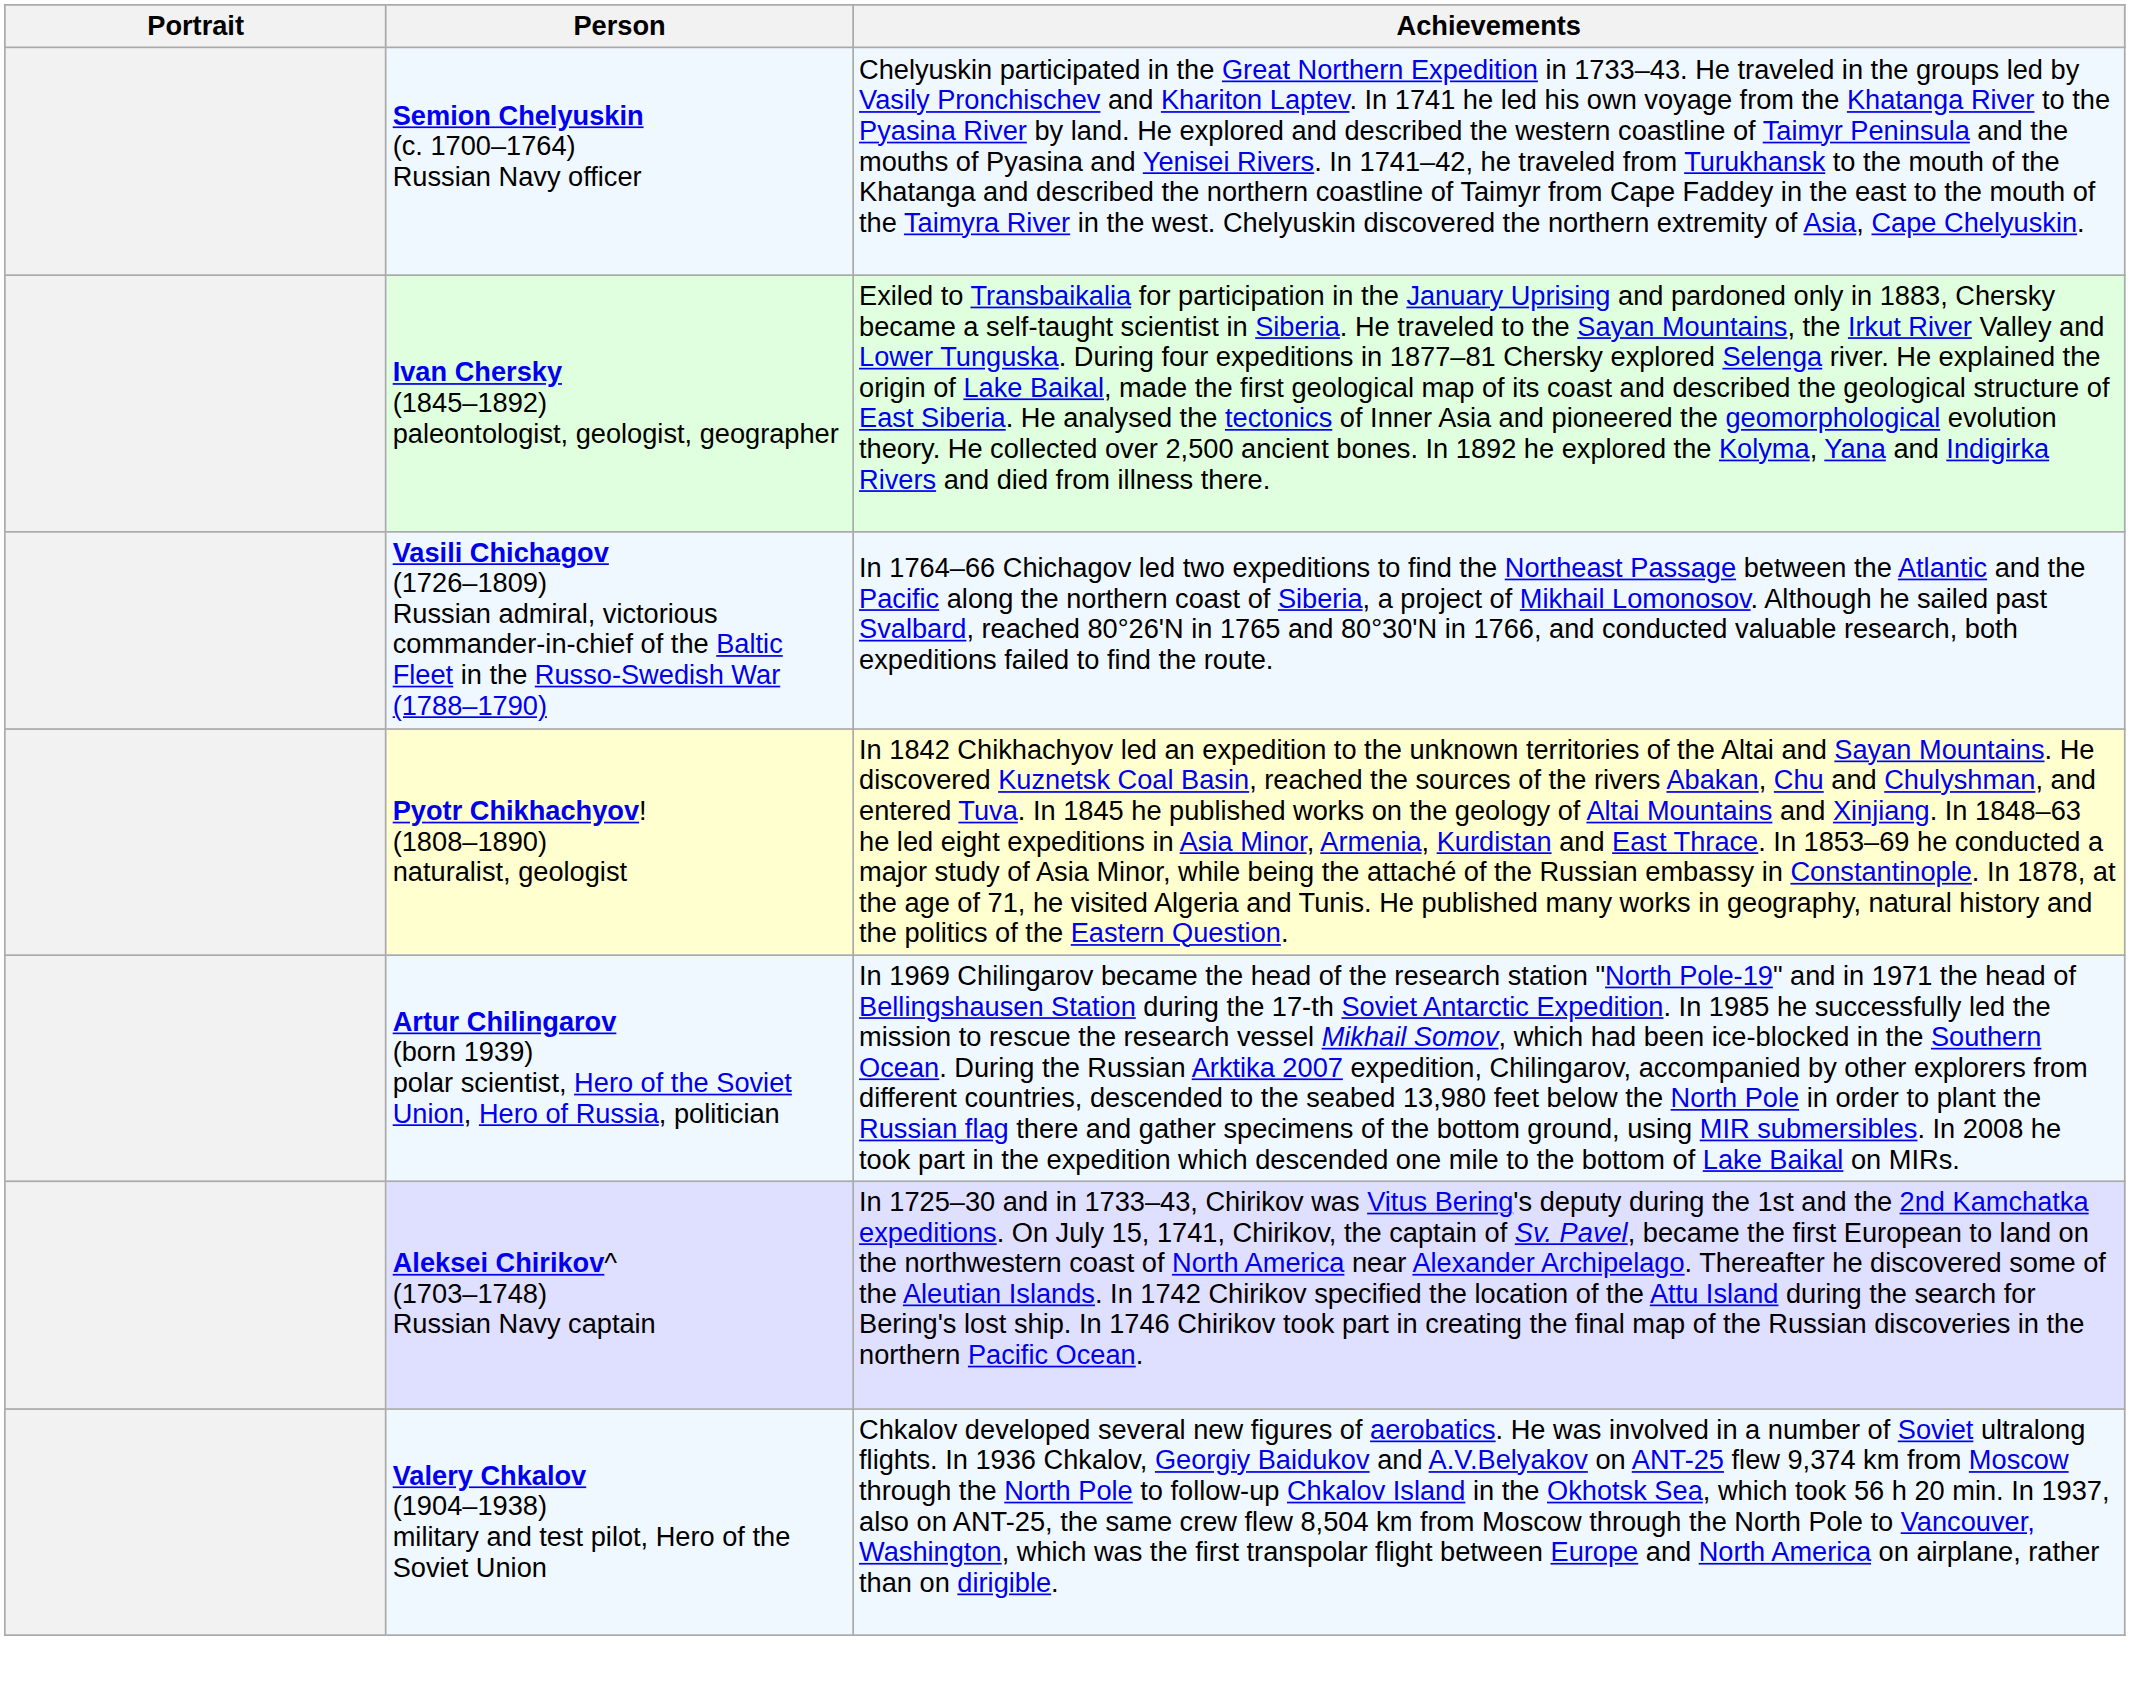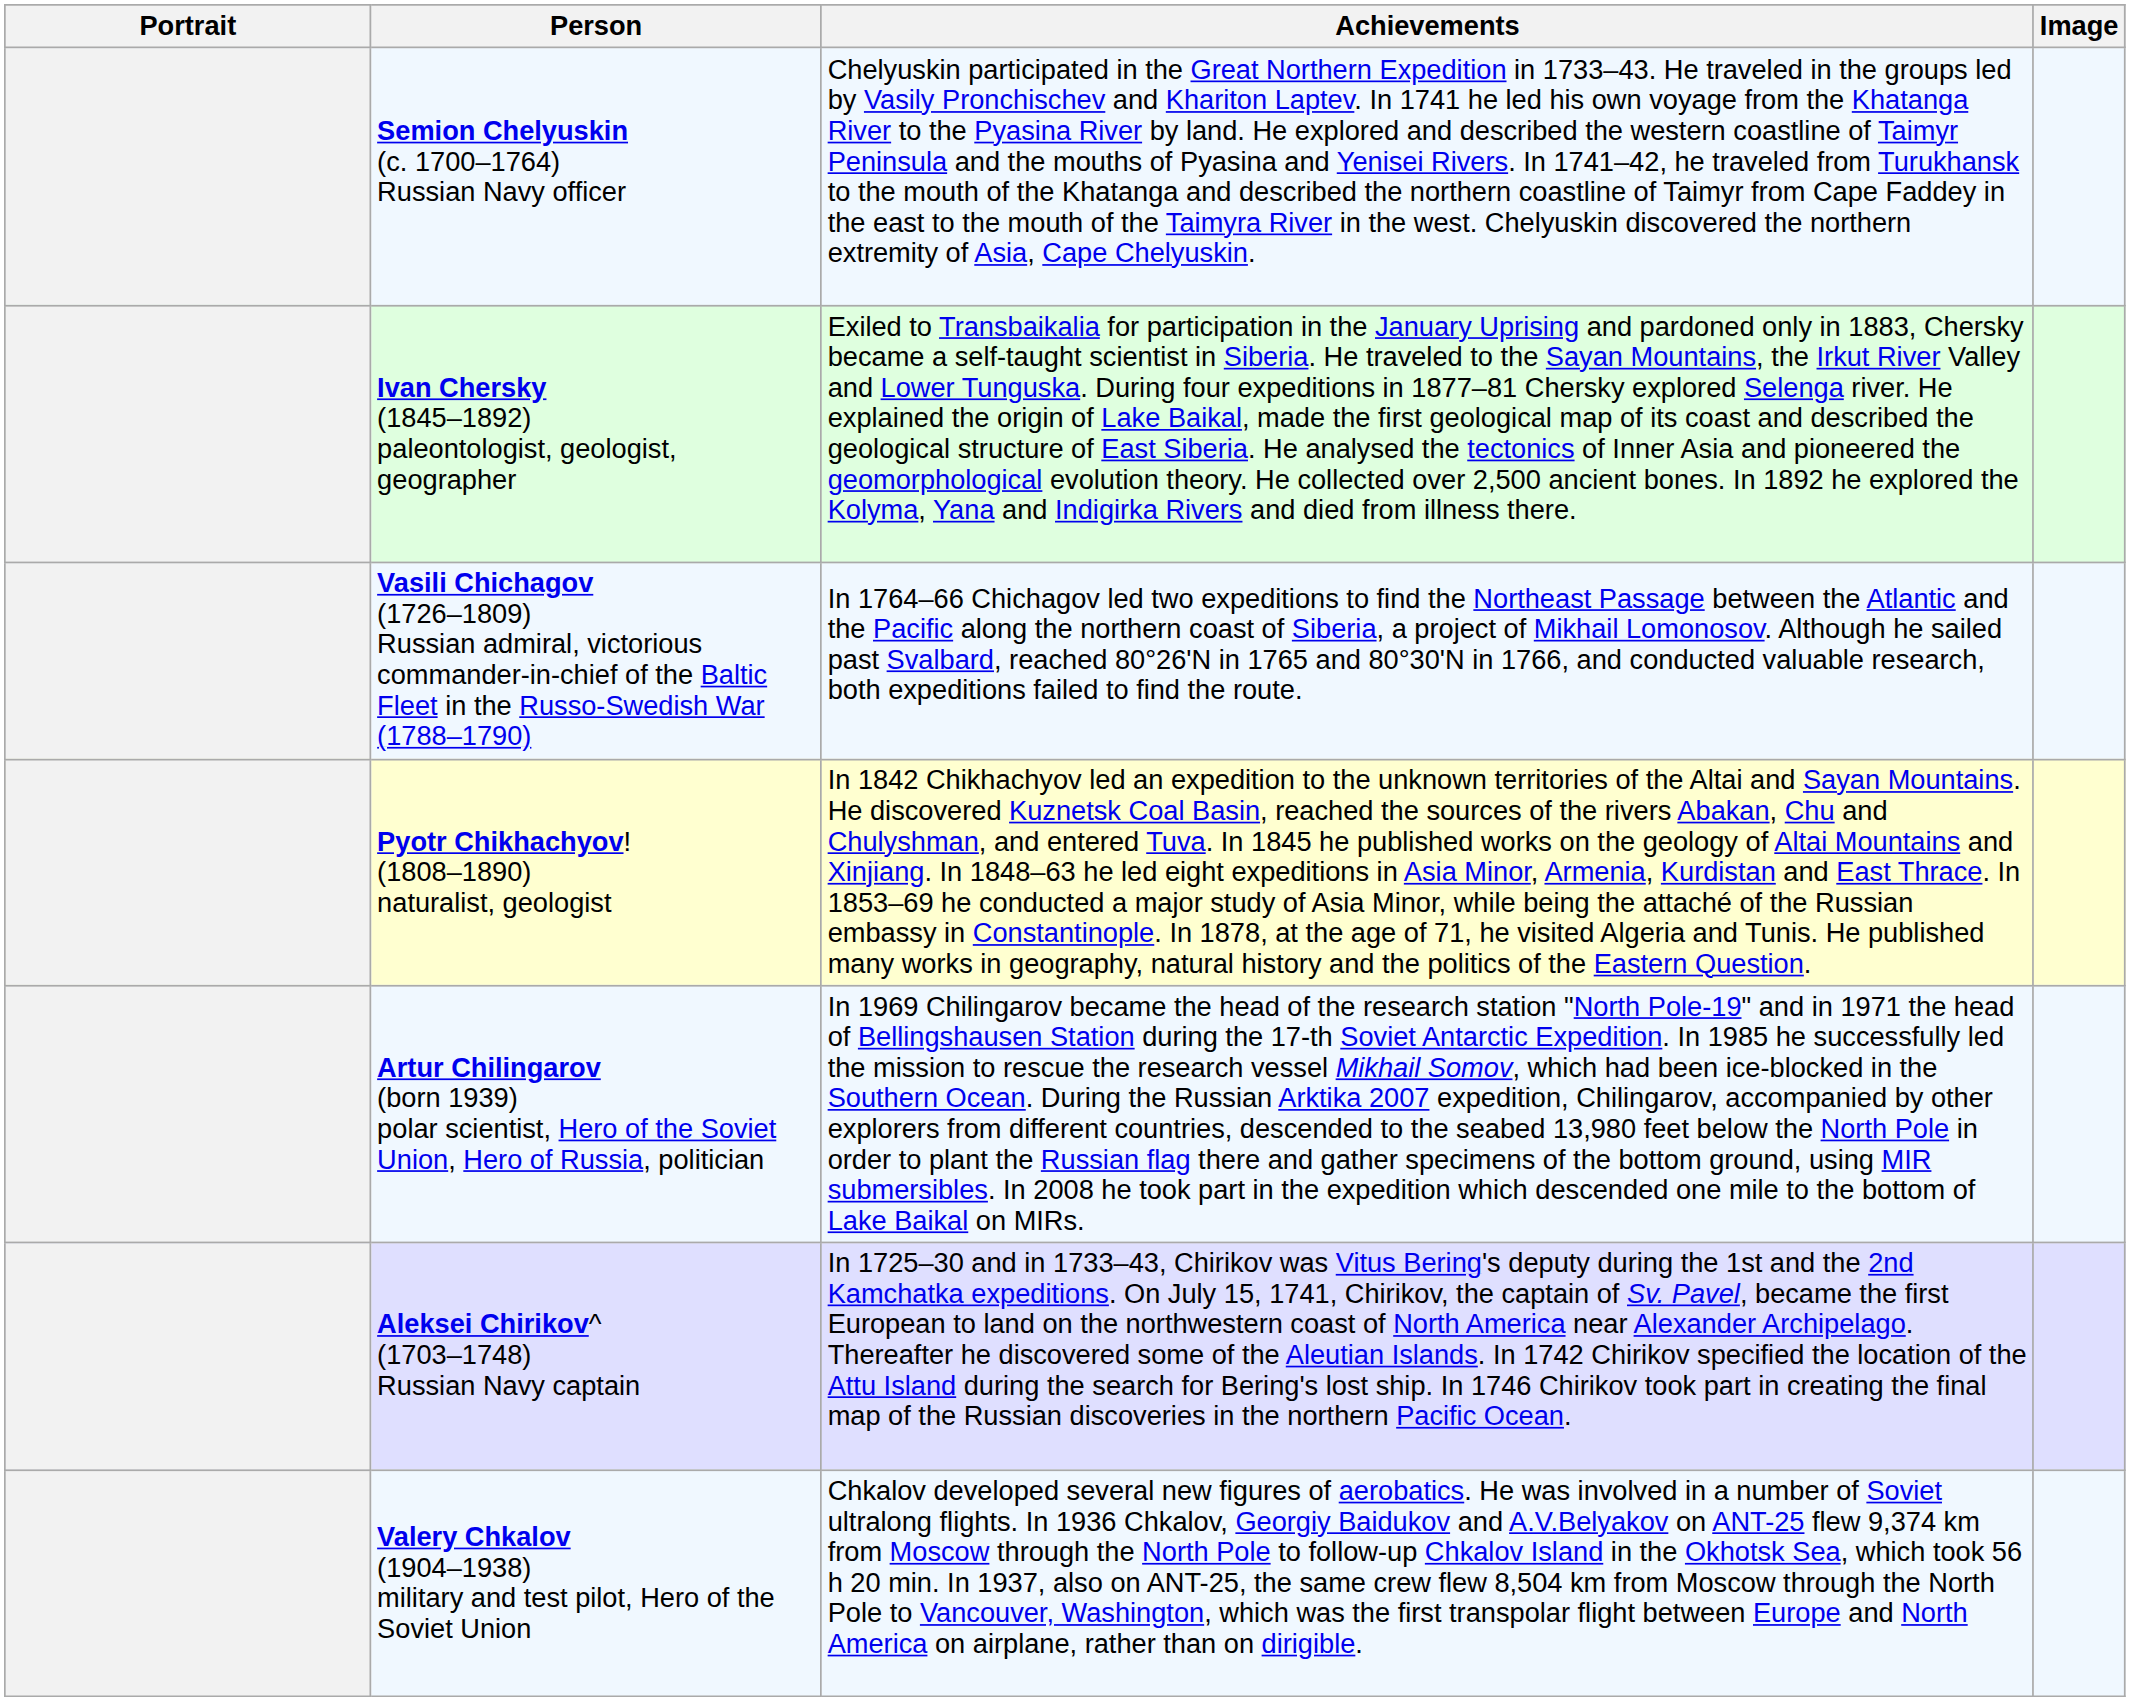+ column: (2079, 26)
